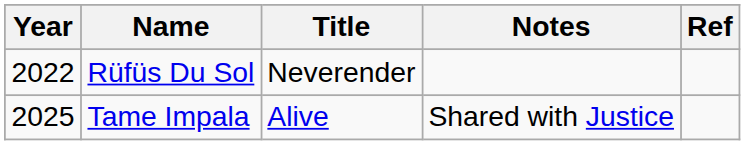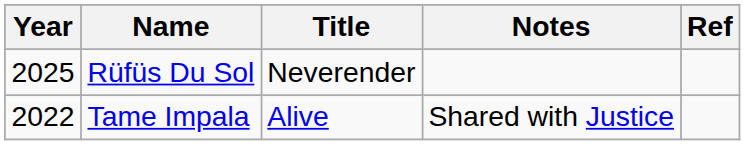(43, 71) 2022 -> (43, 71) 2025
(43, 116) 2025 -> (43, 116) 2022
